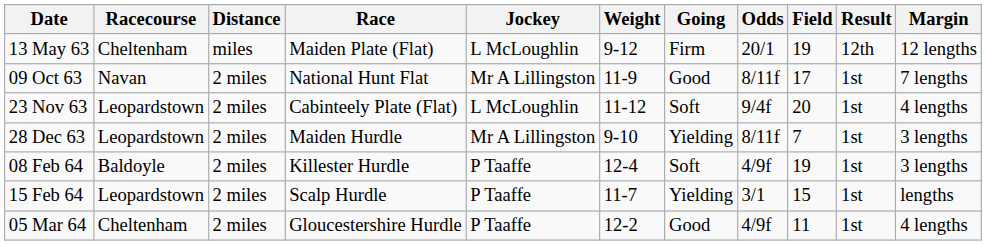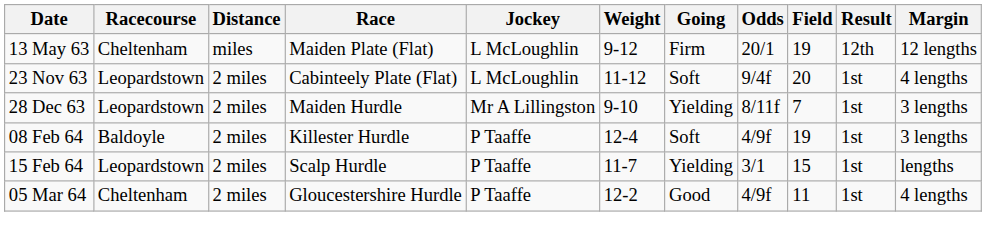- row: (45, 78)
